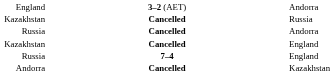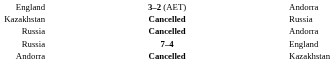- row: (25, 44)
